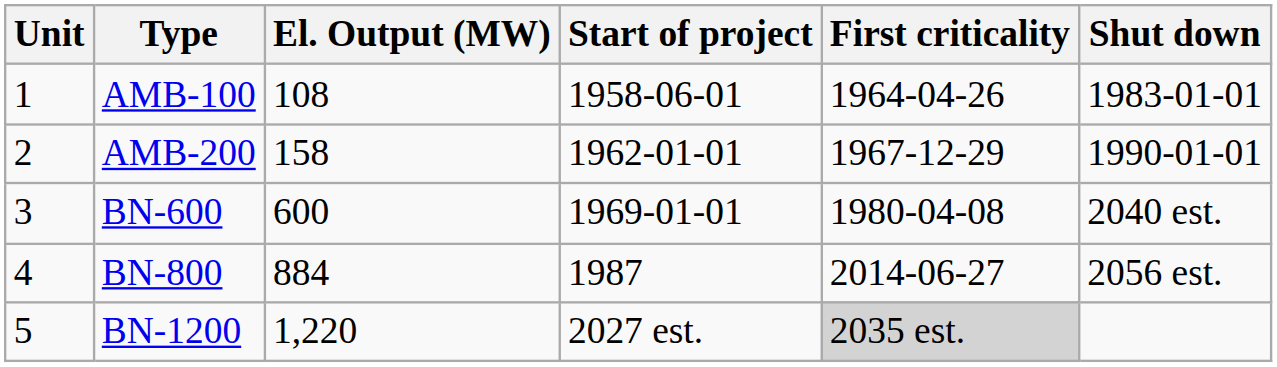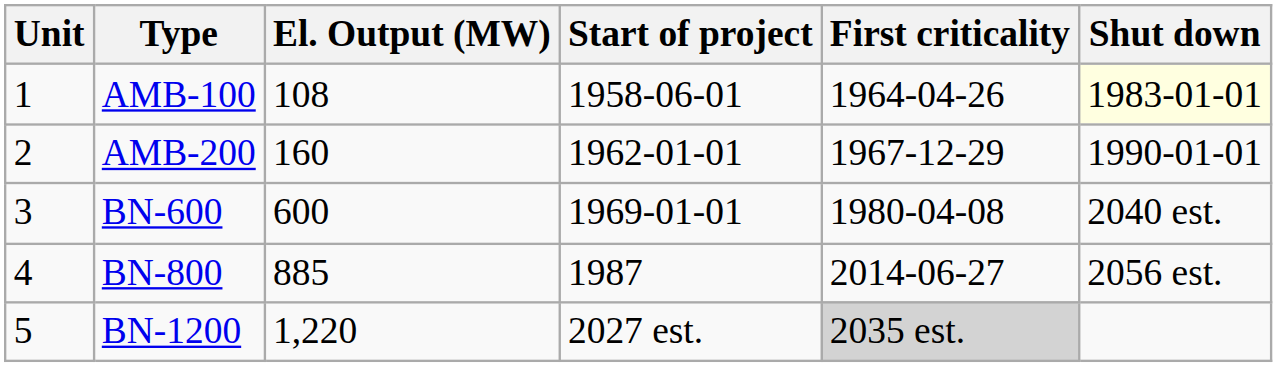(1175, 93) no background -> (1175, 93) lightyellow background
(301, 152) 158 -> (301, 152) 160
(301, 271) 884 -> (301, 271) 885
